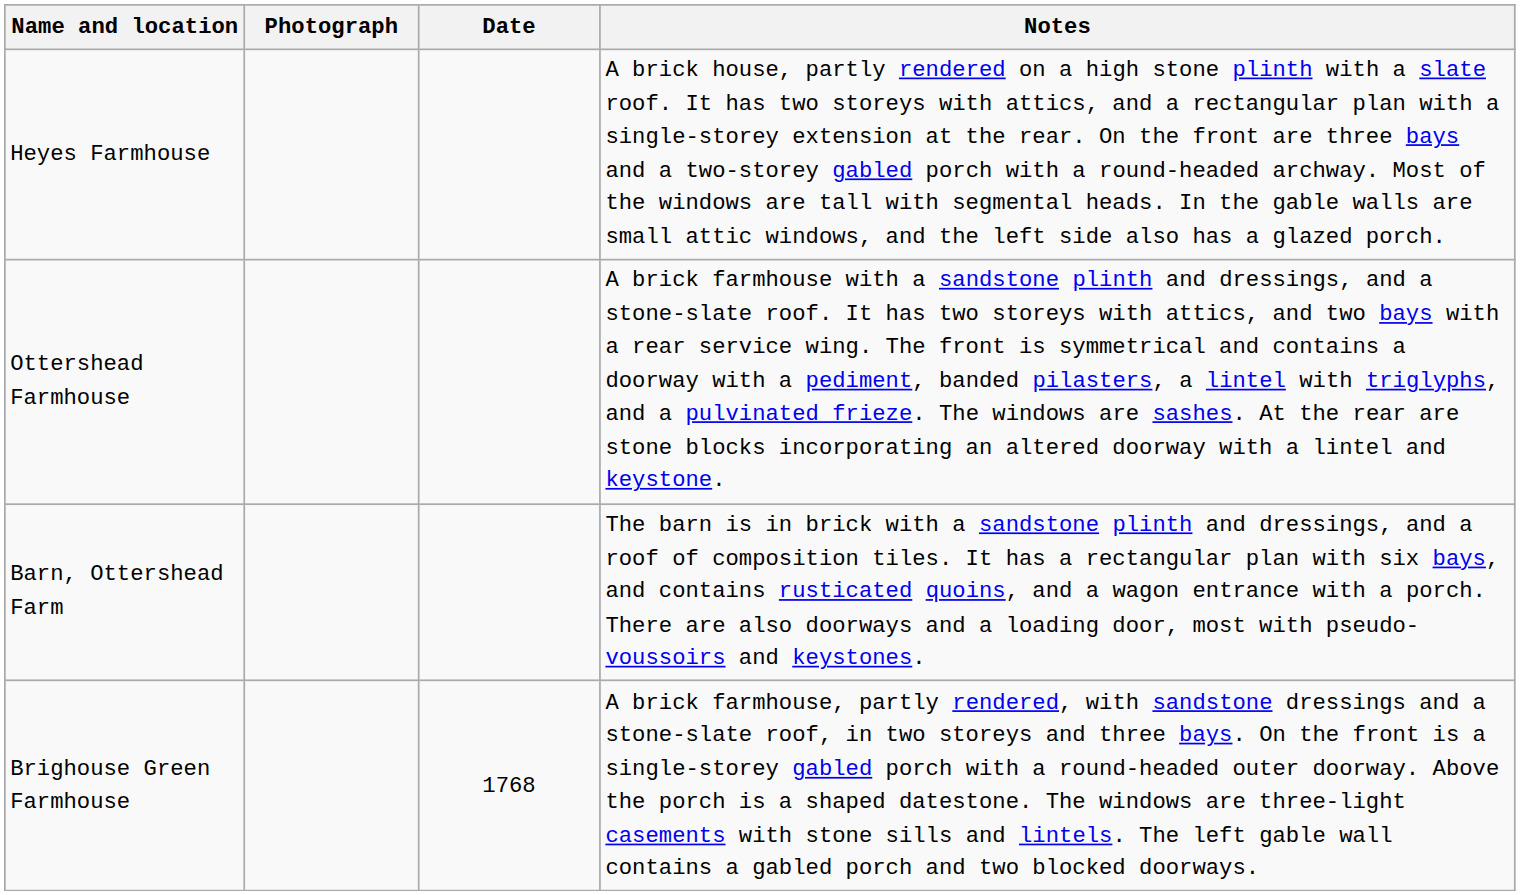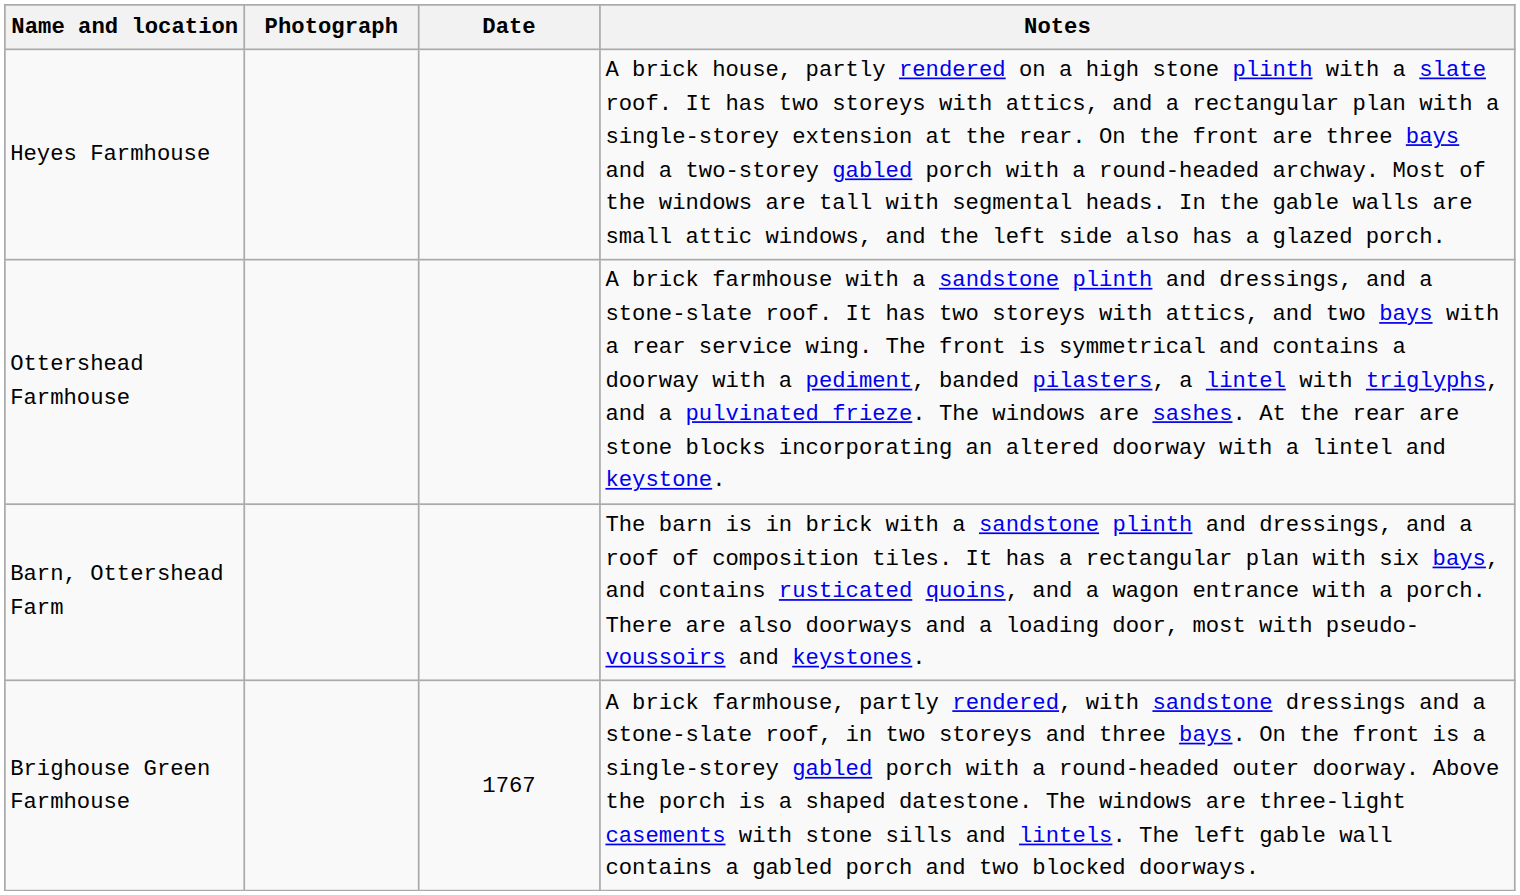(509, 786) 1768 -> (509, 786) 1767
